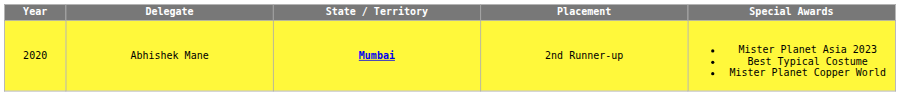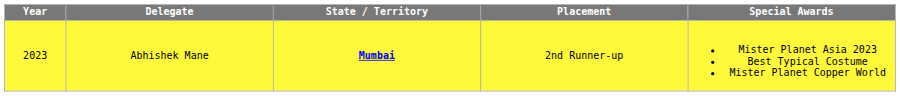(35, 56) 2020 -> (35, 56) 2023
